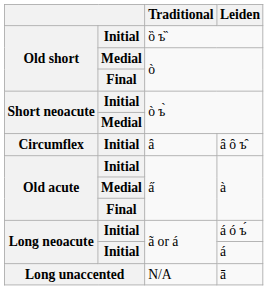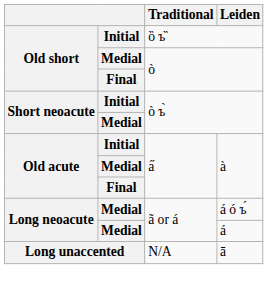- row: (151, 144)
(121, 230) Initial -> (121, 209) Medial
(121, 252) Initial -> (121, 230) Medial
